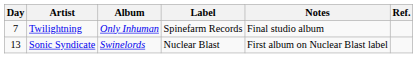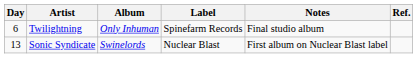(15, 28) 7 -> (15, 28) 6
